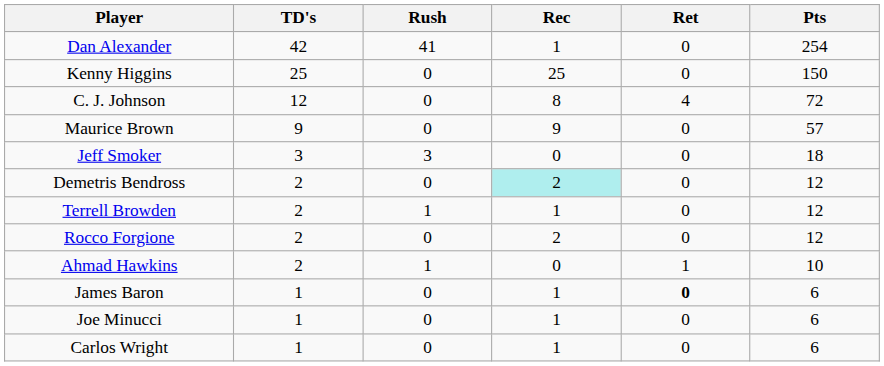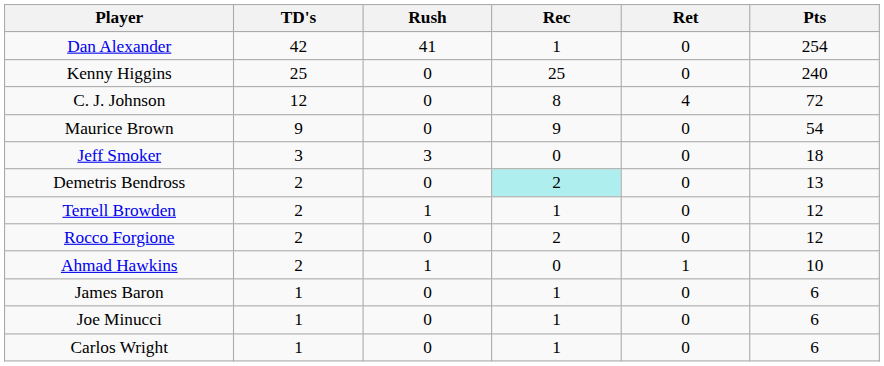(815, 73) 150 -> (815, 73) 240
(815, 127) 57 -> (815, 127) 54
(815, 182) 12 -> (815, 182) 13
(686, 292) bold -> (686, 292) normal
